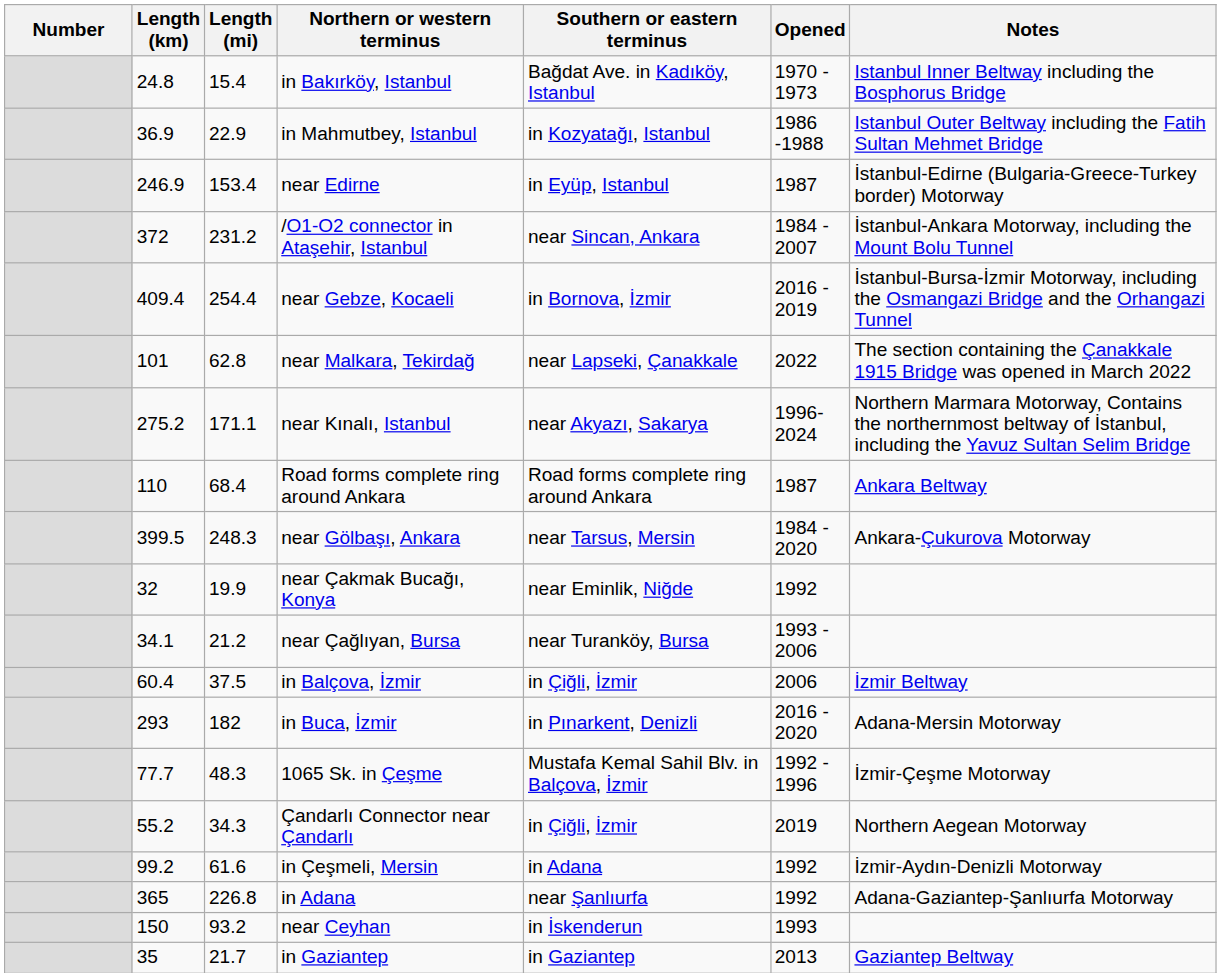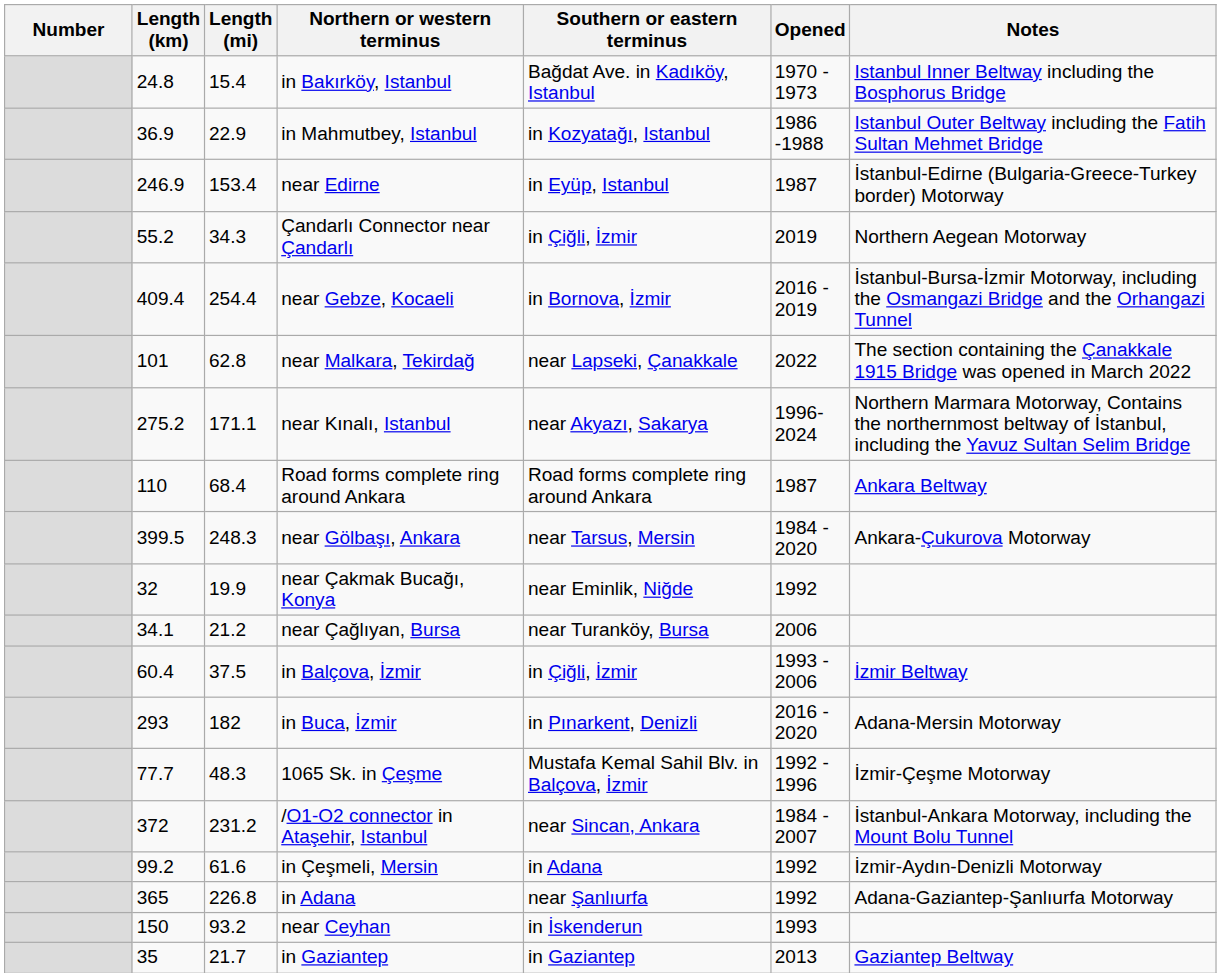rows swapped: (367, 236) <-> (385, 825)
(802, 640) 1993 - 2006 -> (796, 630) 2006
(796, 681) 2006 -> (802, 671) 1993 - 2006
